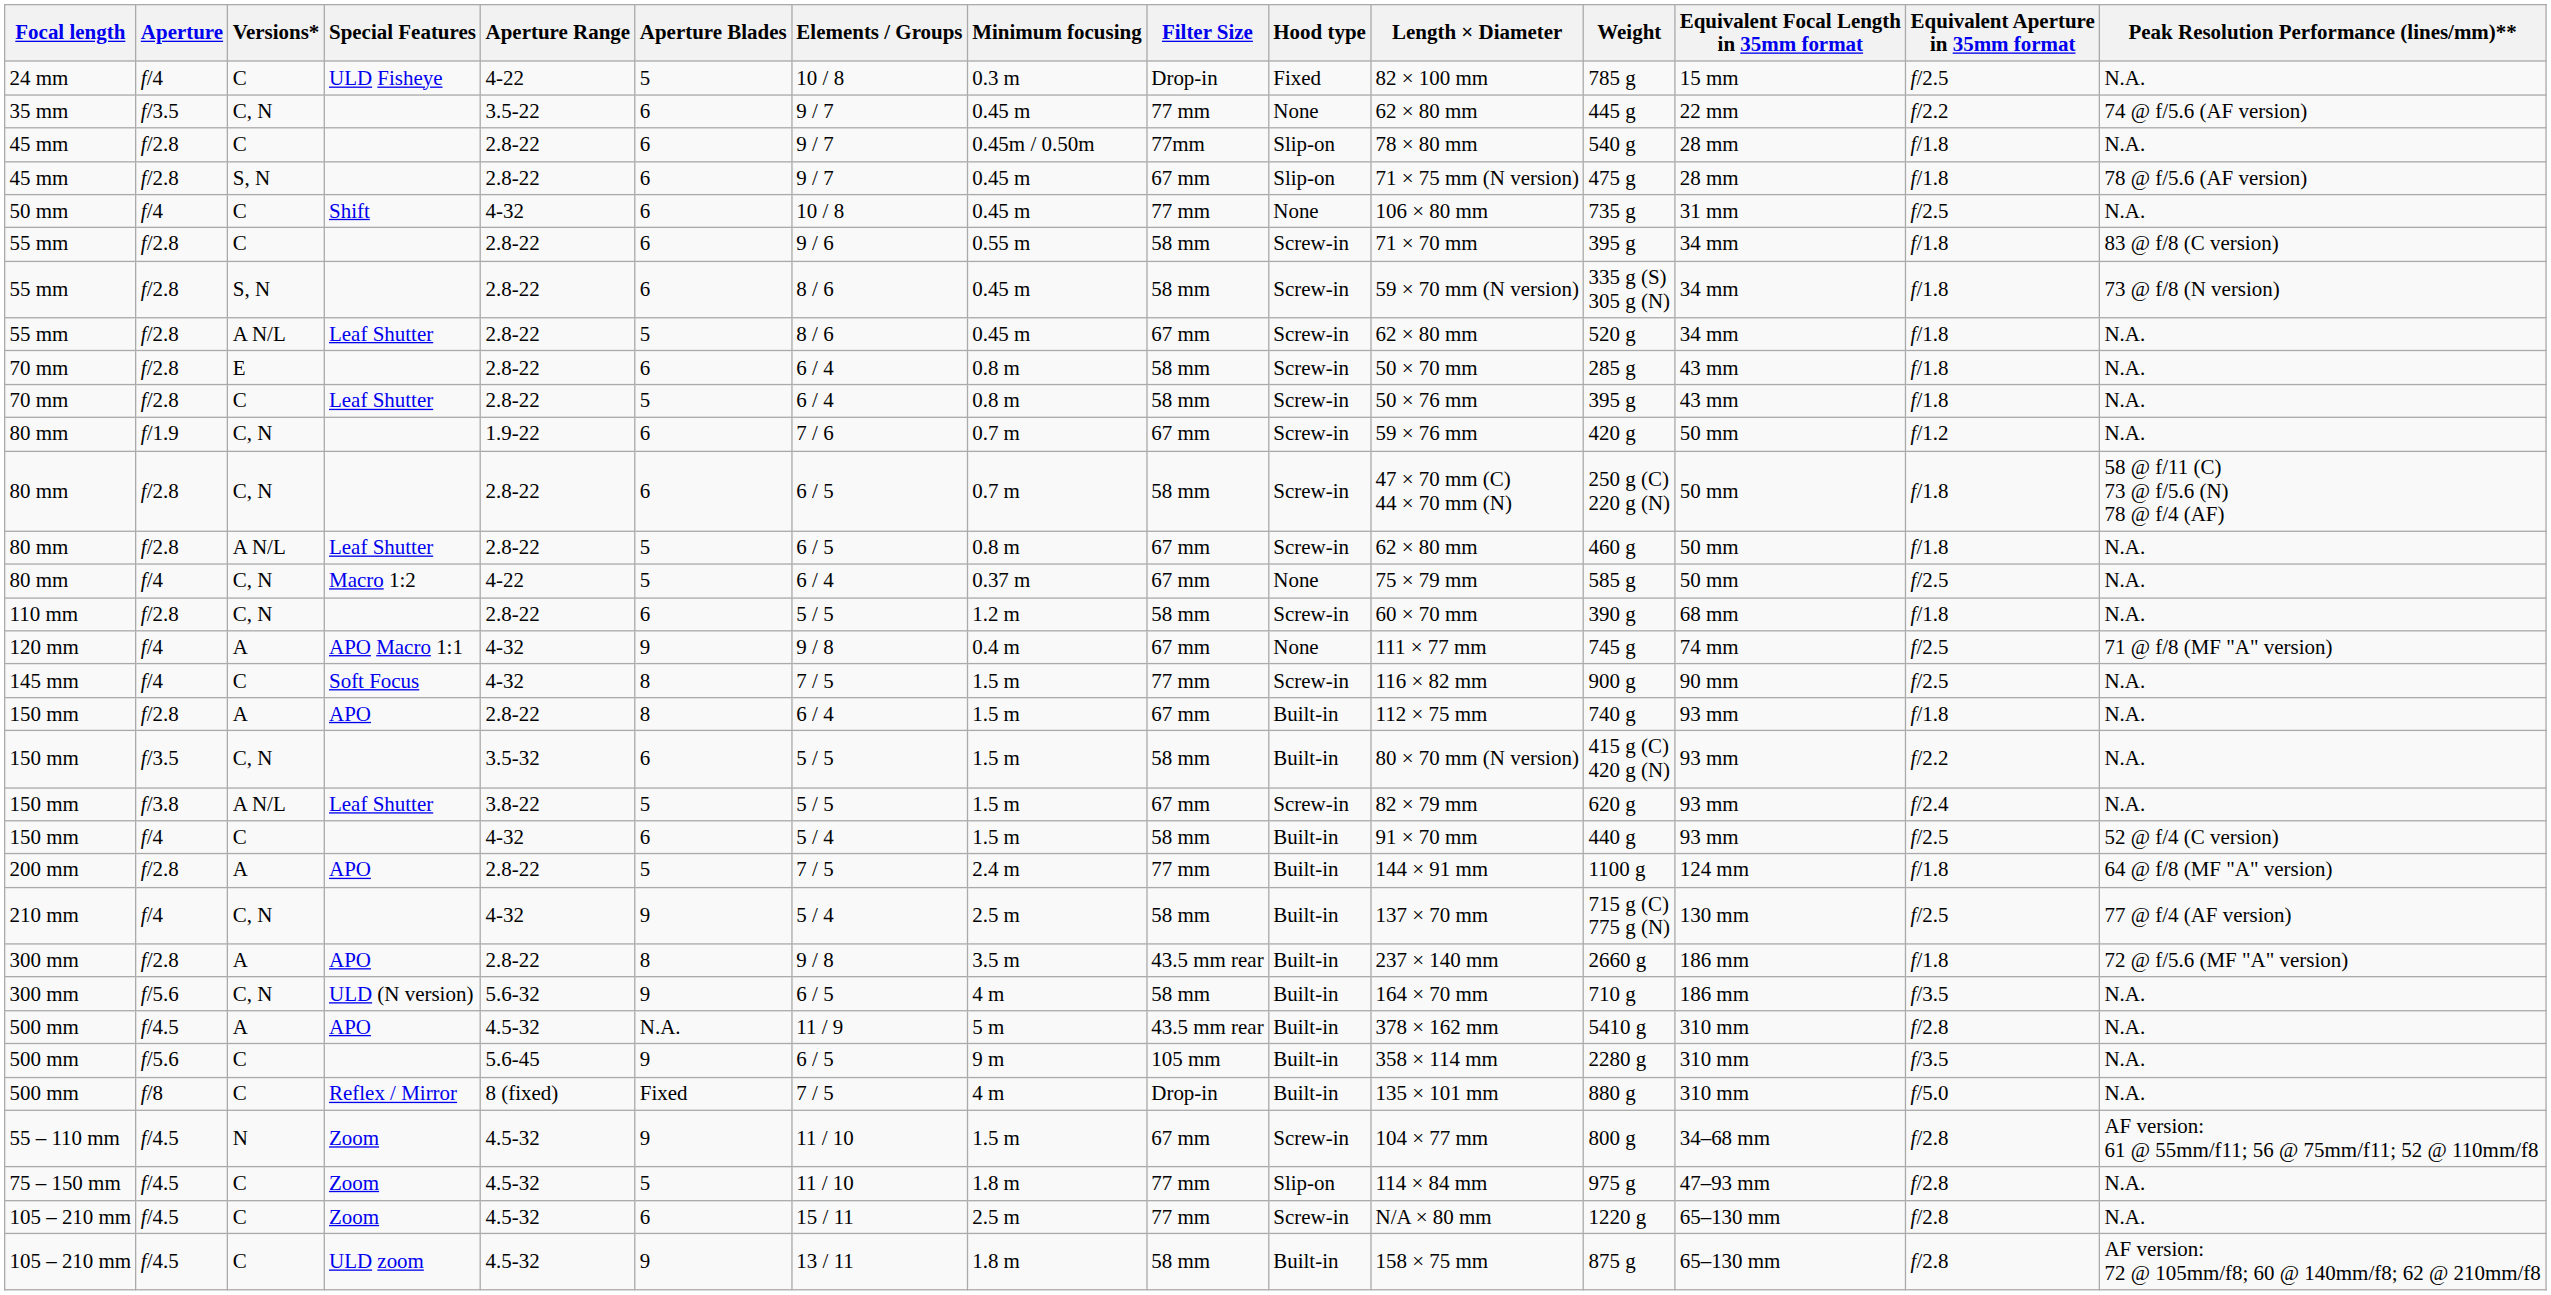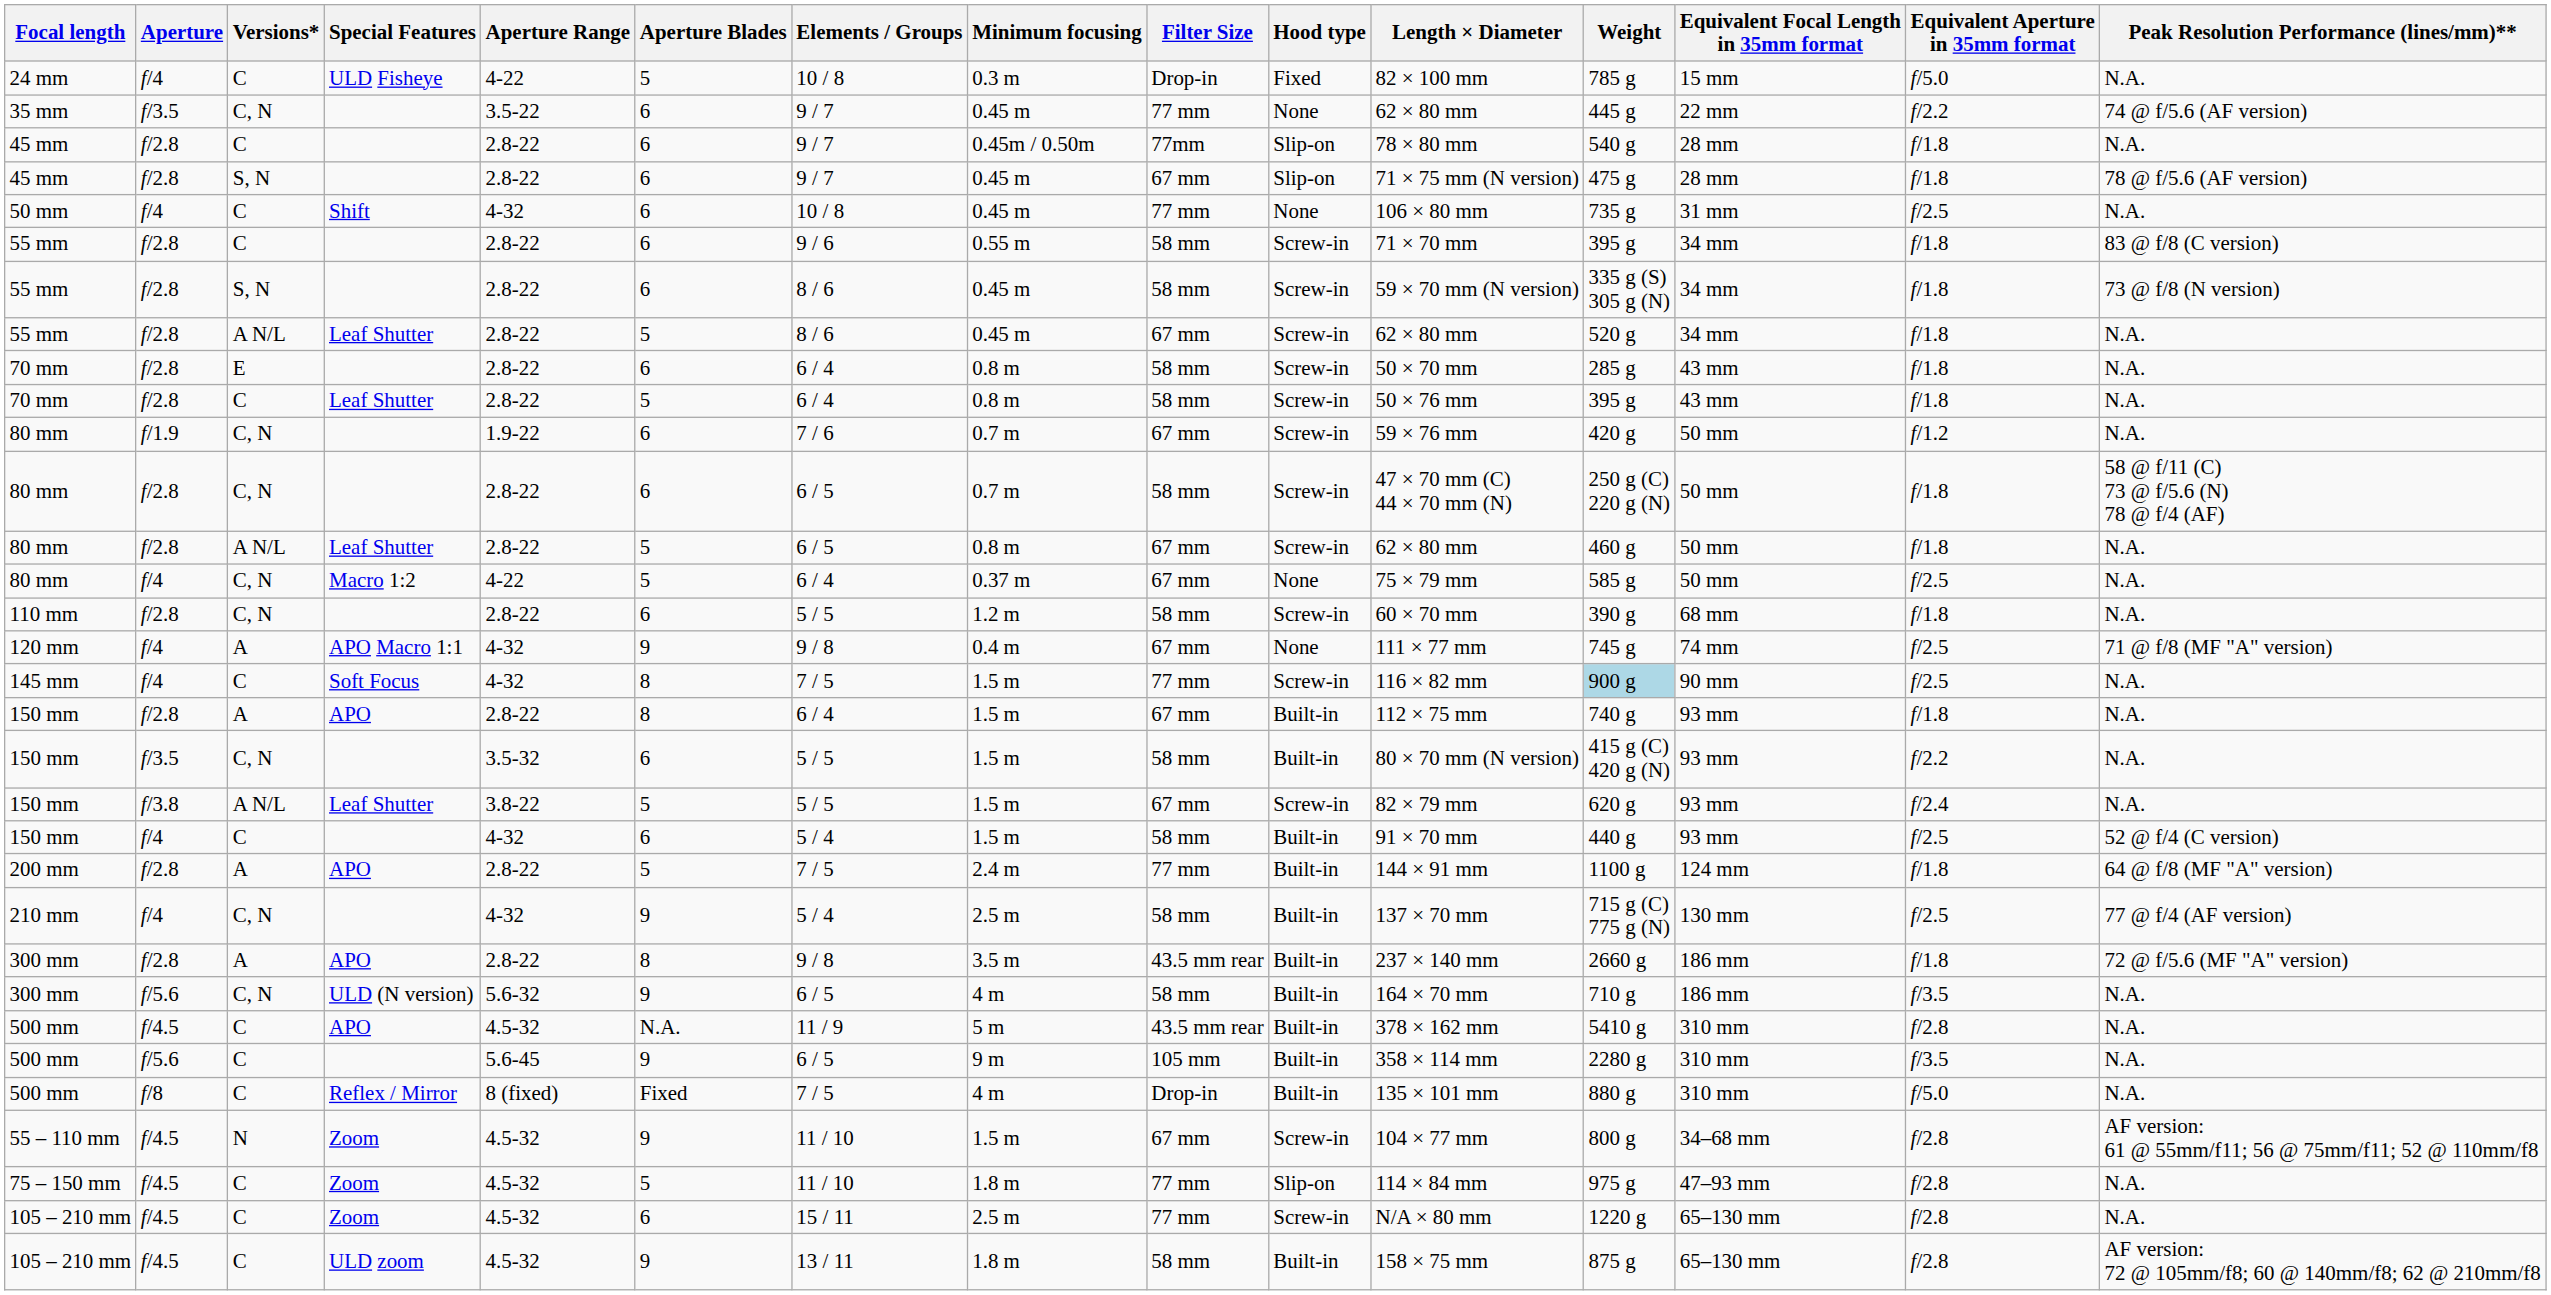(1930, 77) f/2.5 -> (1930, 77) f/5.0
(1612, 680) no background -> (1612, 680) lightblue background
(240, 1026) A -> (240, 1026) C
